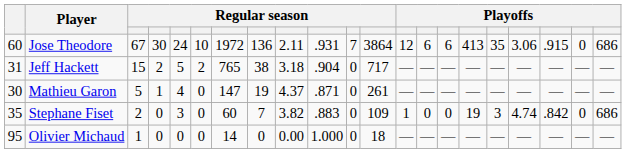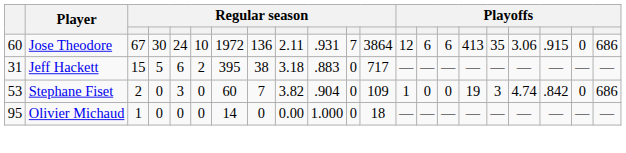(159, 68) 2 -> (159, 68) 5
(180, 68) 5 -> (180, 68) 6
(230, 68) 765 -> (230, 68) 395
(327, 68) .904 -> (327, 68) .883
- row: (73, 91)
(15, 113) 35 -> (15, 91) 53
(327, 113) .883 -> (327, 91) .904
